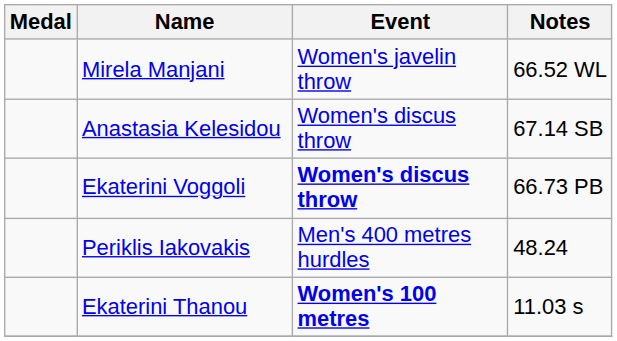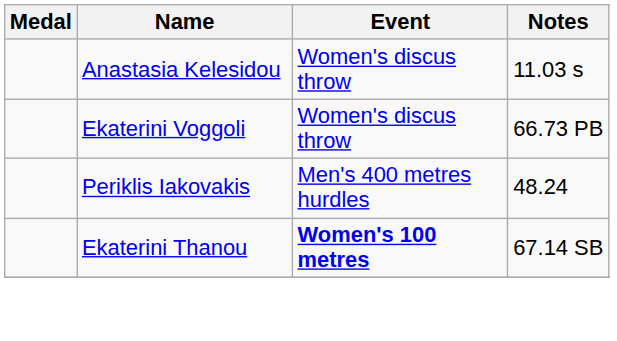- row: (153, 68)
(558, 128) 67.14 SB -> (548, 68) 11.03 s
(383, 187) bold -> (377, 128) normal
(548, 306) 11.03 s -> (558, 247) 67.14 SB
